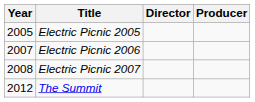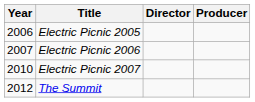(20, 32) 2005 -> (20, 32) 2006
(20, 69) 2008 -> (20, 69) 2010
